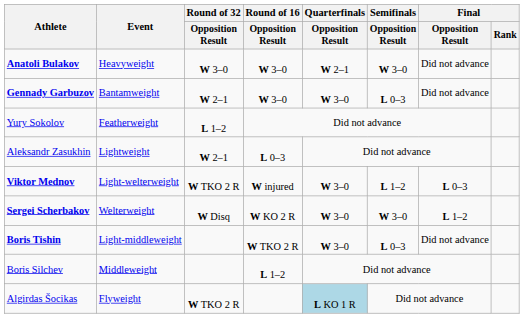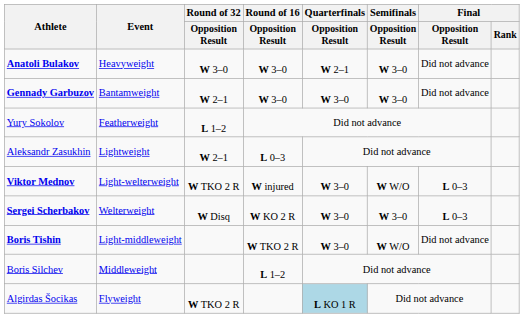(393, 99) L 0–3 -> (393, 99) W 3–0
(393, 187) L 1–2 -> (393, 187) W W/O
(455, 217) L 1–2 -> (455, 217) L 0–3
(393, 246) L 0–3 -> (393, 246) W W/O
